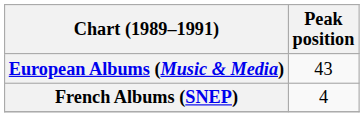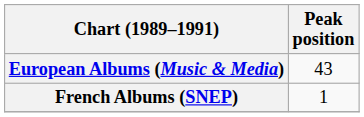(323, 97) 4 -> (323, 97) 1
